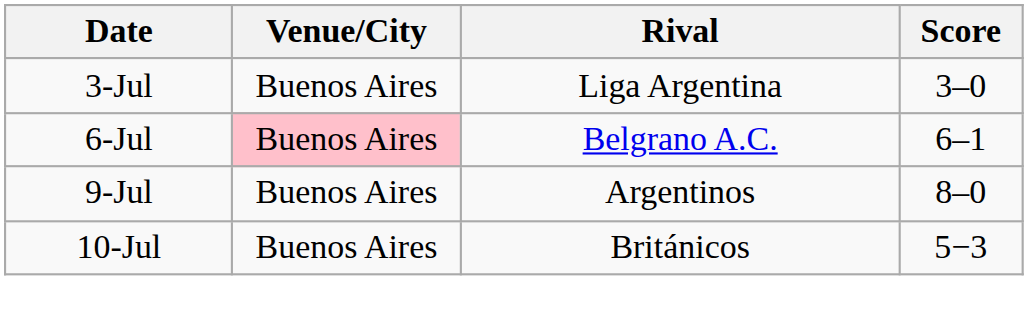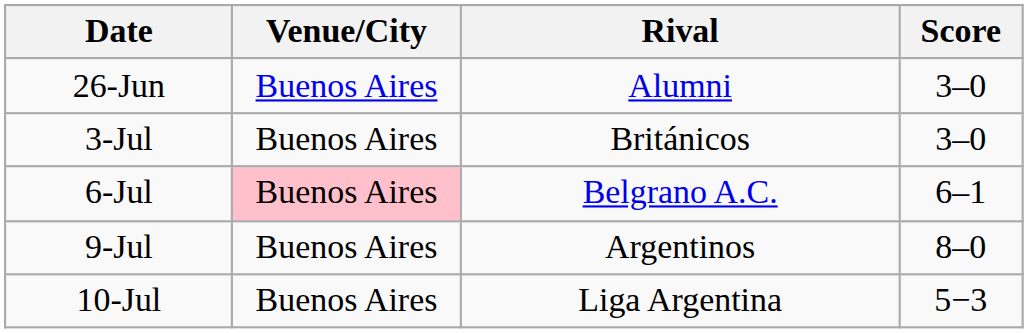+ row: (119, 85)
(680, 85) Liga Argentina -> (680, 138) Británicos
(680, 246) Británicos -> (680, 300) Liga Argentina
